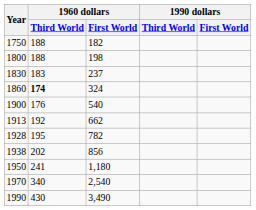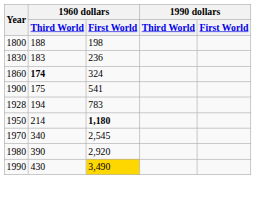- row: (16, 43)
(96, 74) 237 -> (96, 58) 236
(38, 105) 176 -> (38, 89) 175
(96, 105) 540 -> (96, 89) 541
- row: (16, 120)
(38, 136) 195 -> (38, 105) 194
(96, 136) 782 -> (96, 105) 783
- row: (16, 151)
(38, 167) 241 -> (38, 120) 214
(99, 167) normal -> (99, 120) bold
(99, 182) 2,540 -> (99, 136) 2,545
+ row: (16, 151)
(99, 197) no background -> (99, 167) gold background
